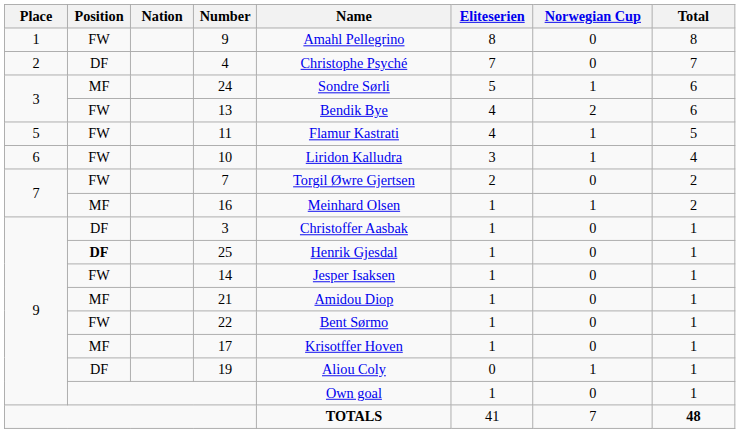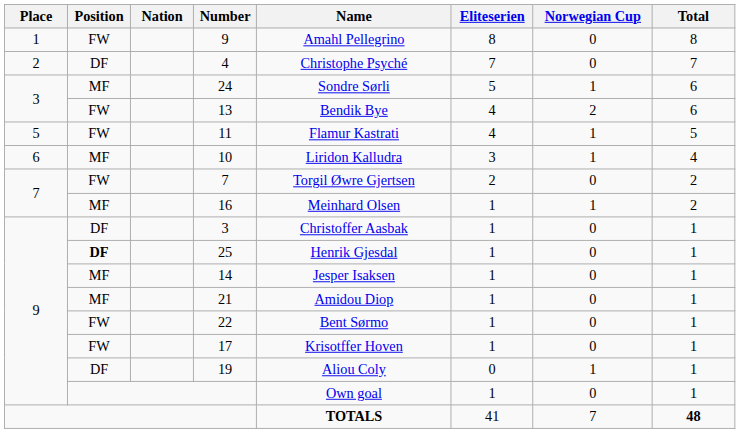(99, 157) FW -> (99, 157) MF
(99, 275) FW -> (99, 275) MF
(99, 346) MF -> (99, 346) FW
